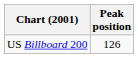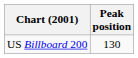(112, 44) 126 -> (112, 44) 130
